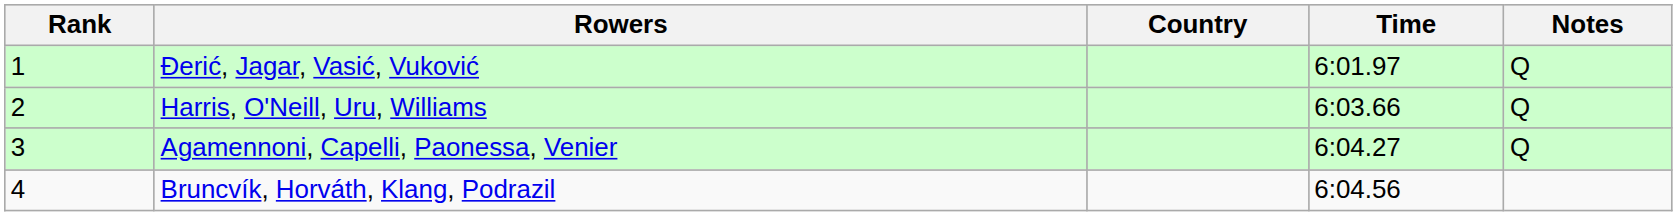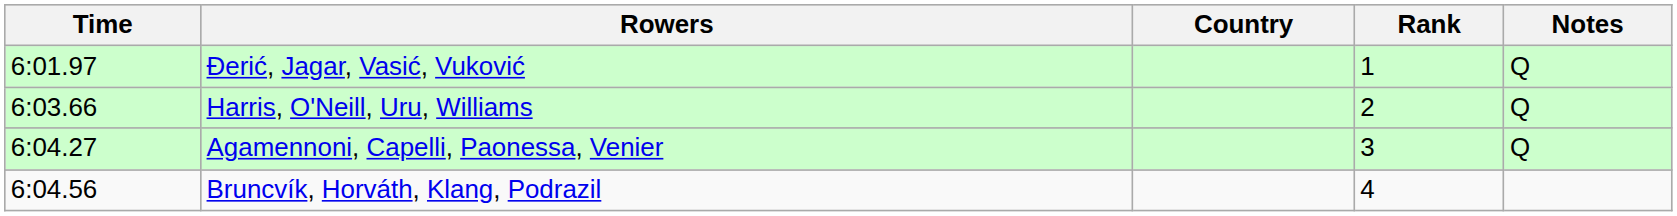columns swapped: (80, 25) <-> (1406, 25)
